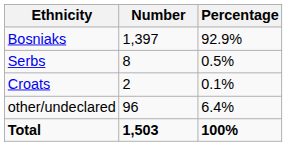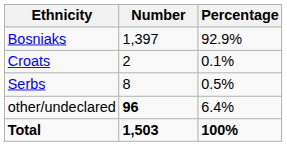rows swapped: (29, 84) <-> (27, 61)
(130, 107) normal -> (130, 107) bold
